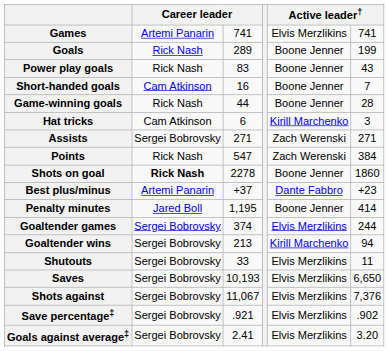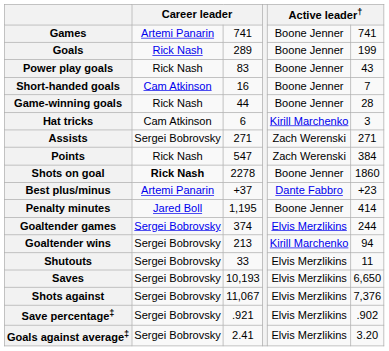(309, 33) Elvis Merzlikins -> (309, 33) Boone Jenner
